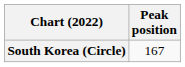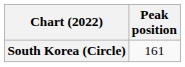(154, 51) 167 -> (154, 51) 161
